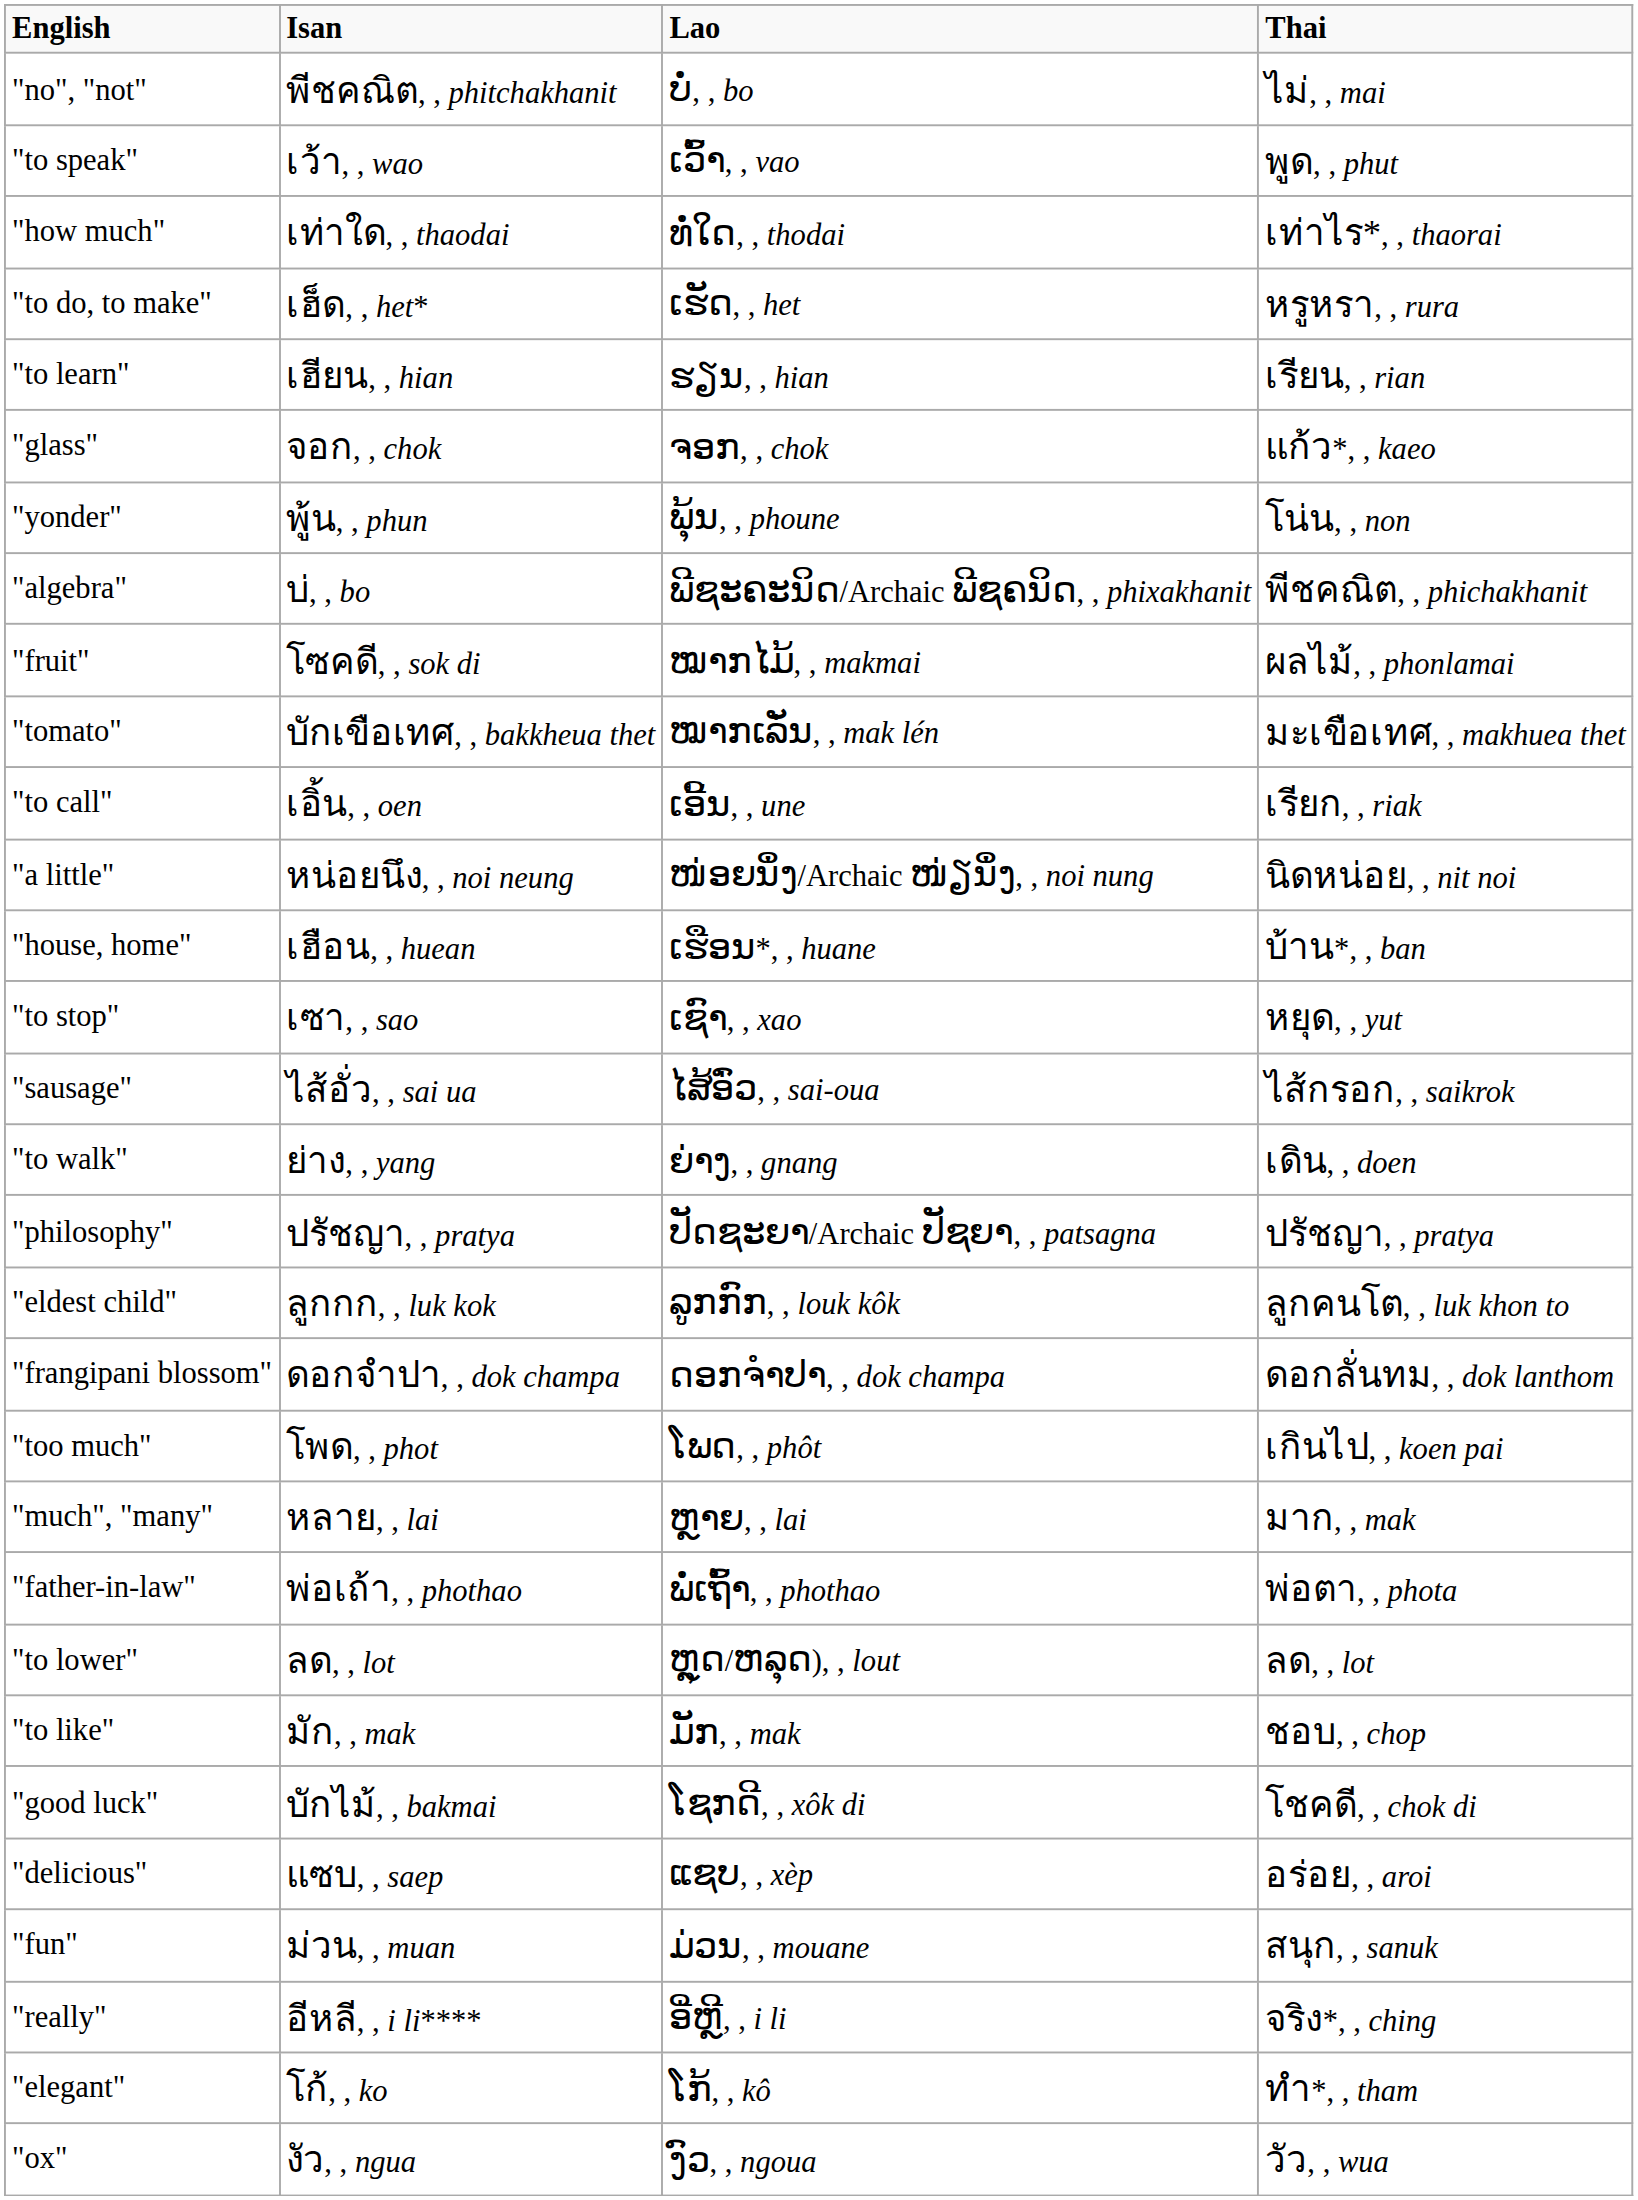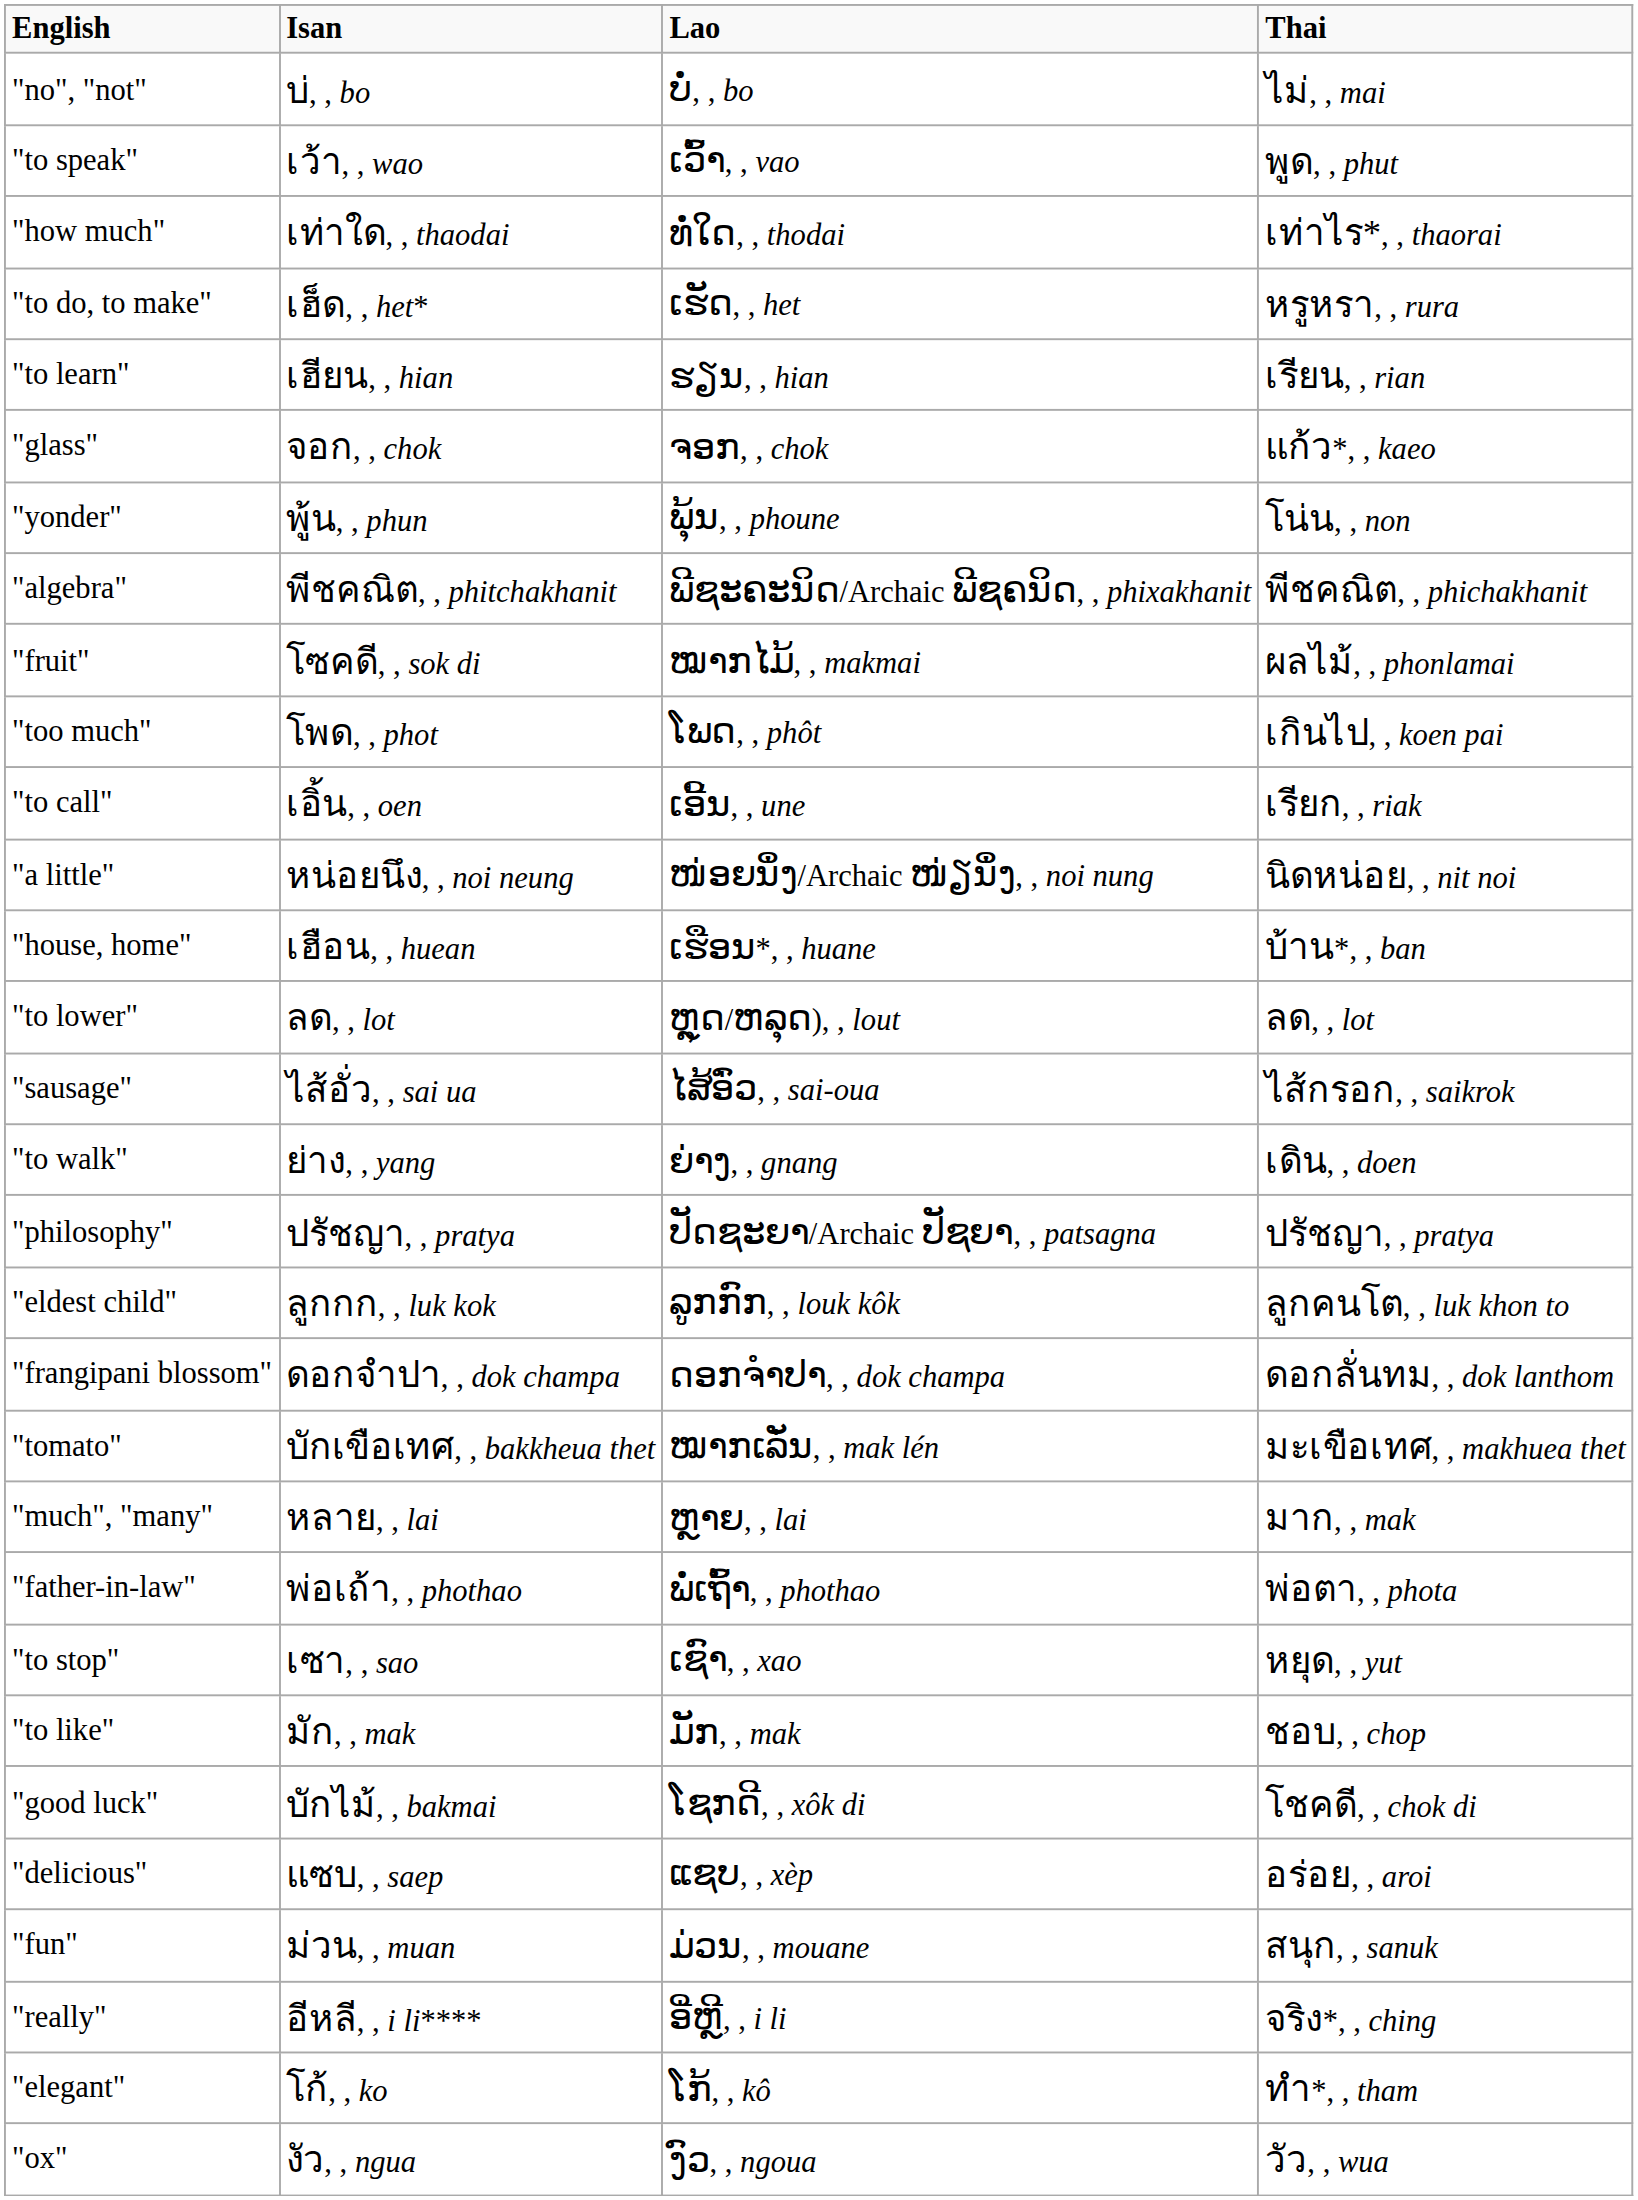(451, 90) พีชคณิต, , phitchakhanit -> (328, 90) บ่, , bo
(328, 590) บ่, , bo -> (451, 590) พีชคณิต, , phitchakhanit
rows swapped: (82, 1444) <-> (67, 731)
rows swapped: (75, 1659) <-> (66, 1016)
